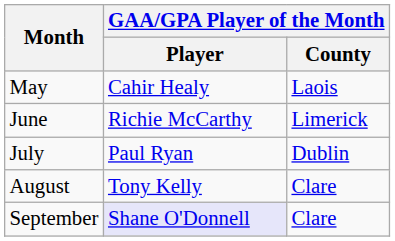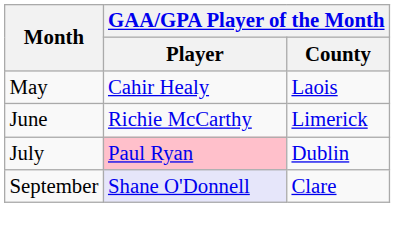(151, 152) no background -> (151, 152) pink background
- row: (39, 185)
